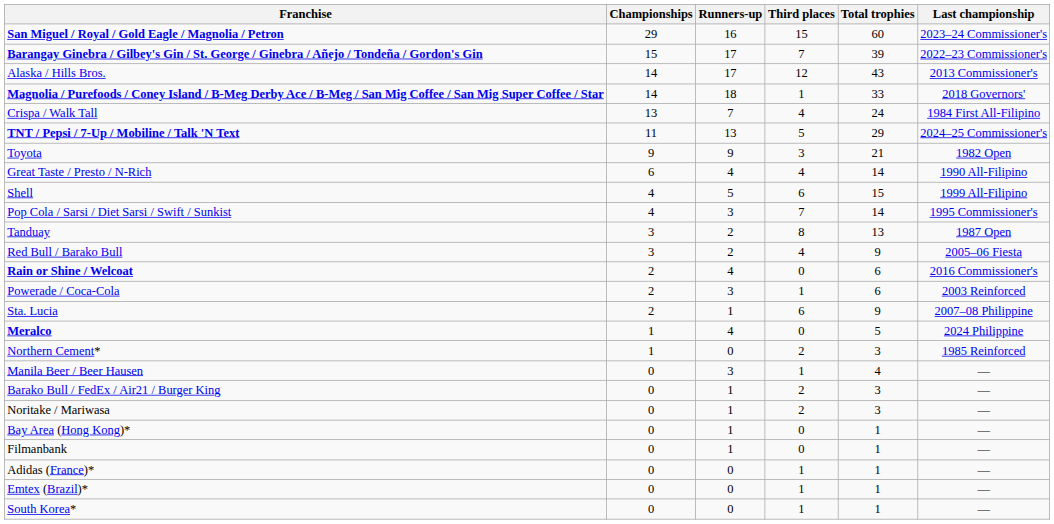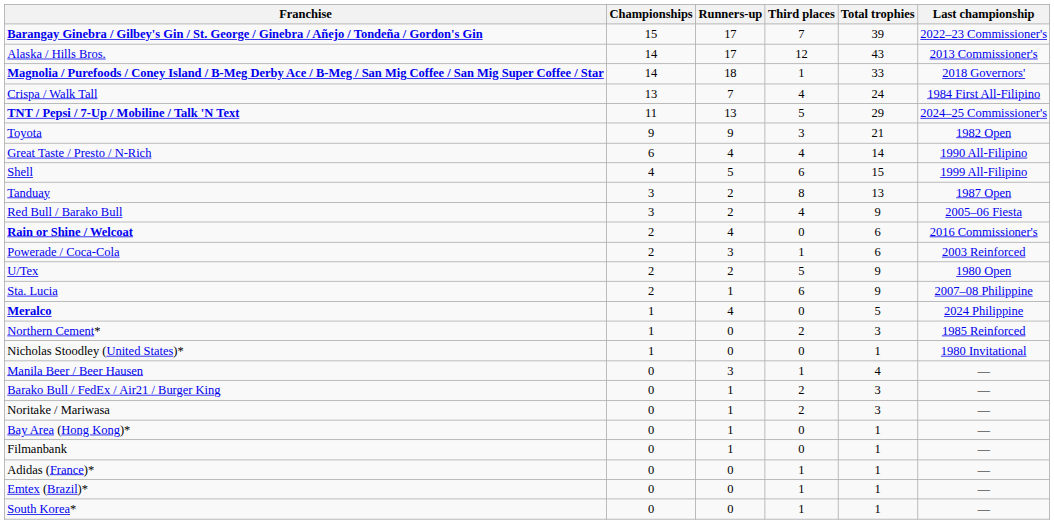- row: (145, 34)
- row: (119, 212)
+ row: (23, 271)
+ row: (95, 350)
